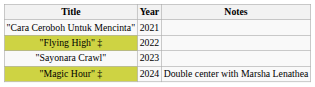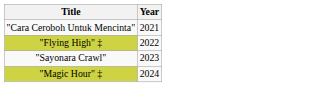- column: (236, 12)
